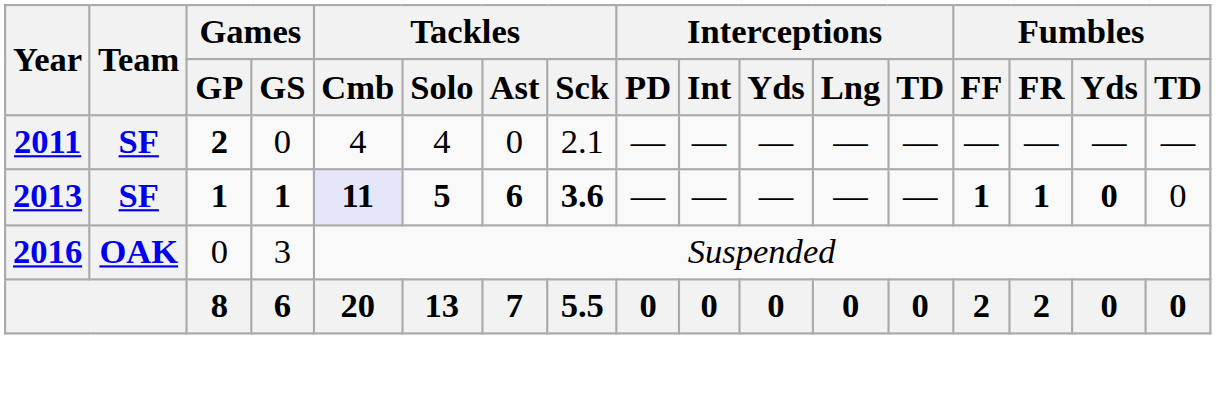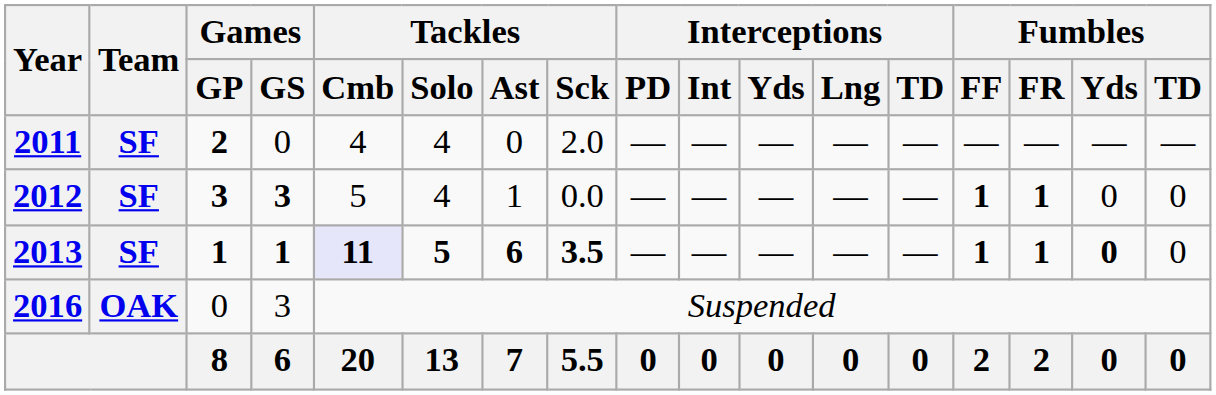(582, 141) 2.1 -> (582, 141) 2.0
+ row: (48, 196)
(582, 196) 3.6 -> (582, 251) 3.5
